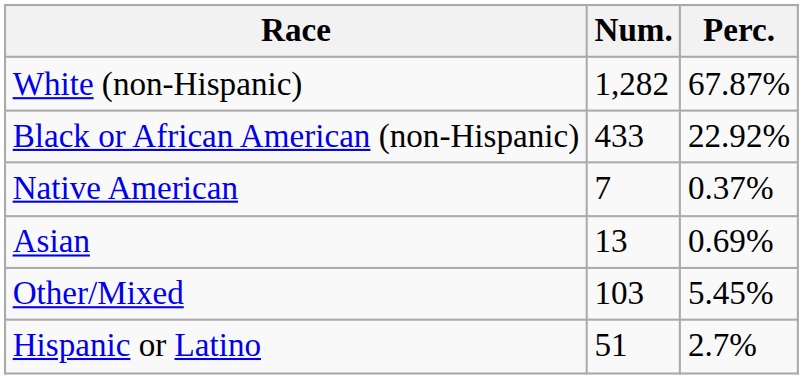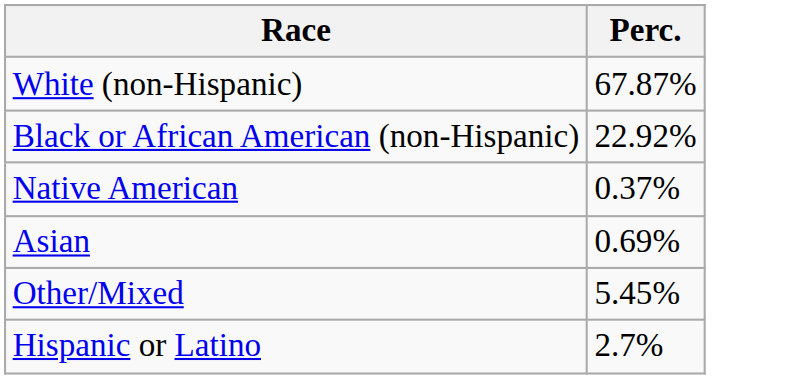- column: (634, 30)
